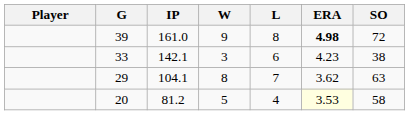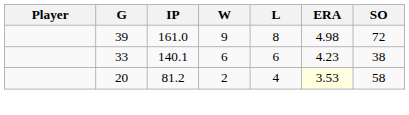(327, 36) bold -> (327, 36) normal
(173, 57) 142.1 -> (173, 57) 140.1
(224, 57) 3 -> (224, 57) 6
- row: (122, 78)
(224, 99) 5 -> (224, 78) 2
